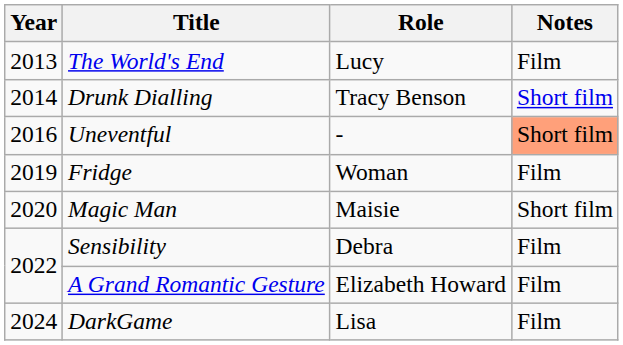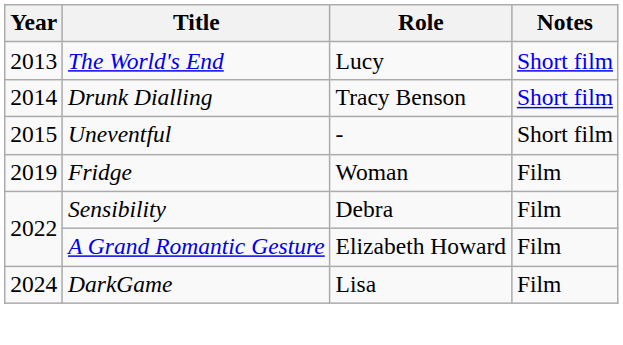(539, 60) Film -> (565, 60) Short film
(34, 135) 2016 -> (34, 135) 2015
(565, 135) lightsalmon background -> (565, 135) no background
- row: (123, 209)
